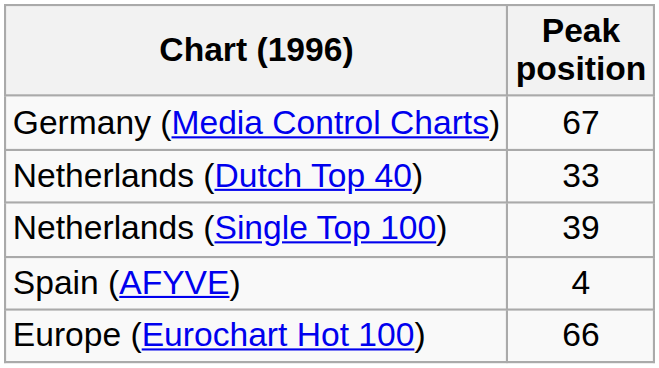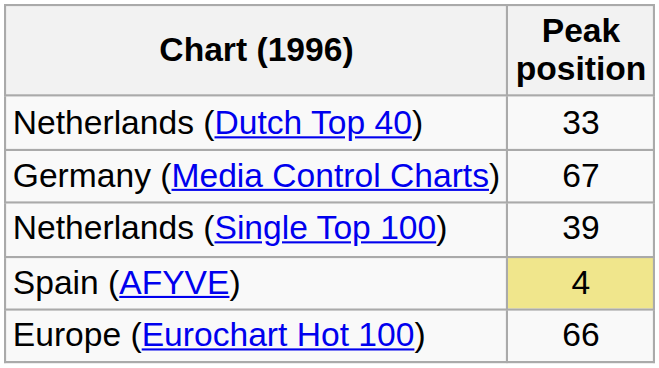rows swapped: (256, 122) <-> (218, 175)
(581, 282) no background -> (581, 282) khaki background
